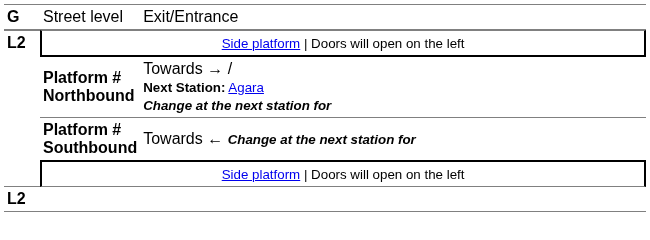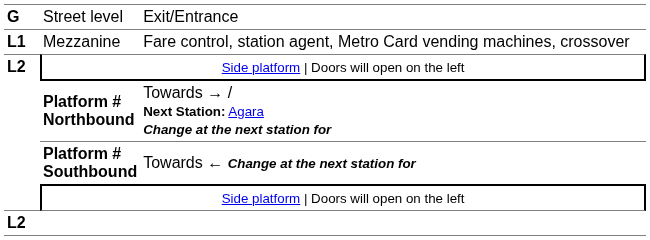+ row: (82, 42)
